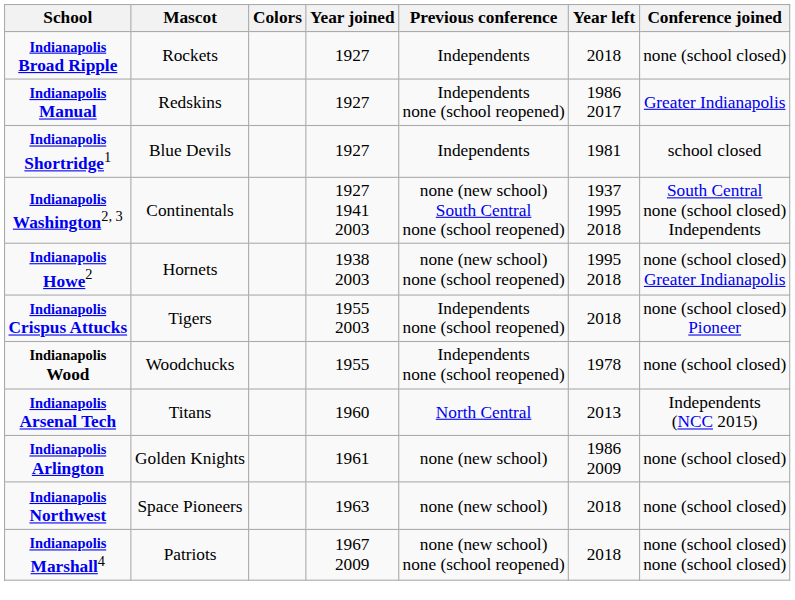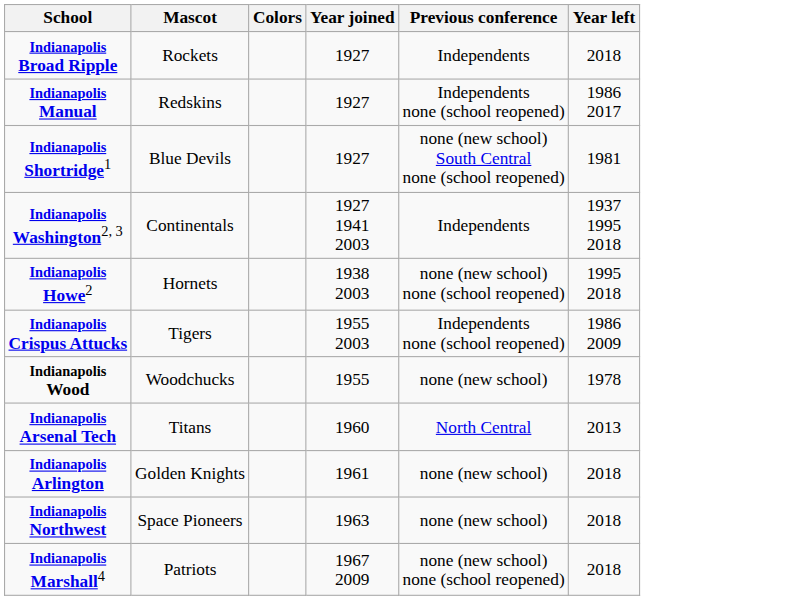- column: (715, 18)
(484, 151) Independents -> (484, 158) none (new school) South Central none (school reopened)
(484, 210) none (new school) South Central none (school reopened) -> (484, 225) Independents
(604, 318) 2018 -> (604, 333) 1986 2009
(484, 365) Independents none (school reopened) -> (484, 379) none (new school)
(604, 458) 1986 2009 -> (604, 473) 2018
